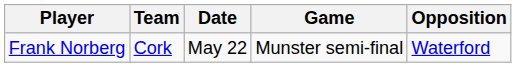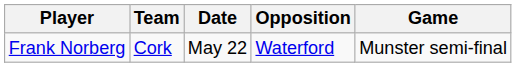columns swapped: (459, 18) <-> (329, 18)
